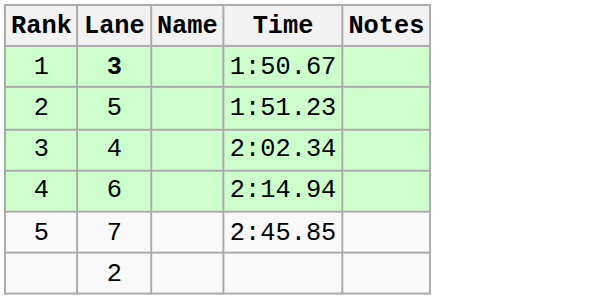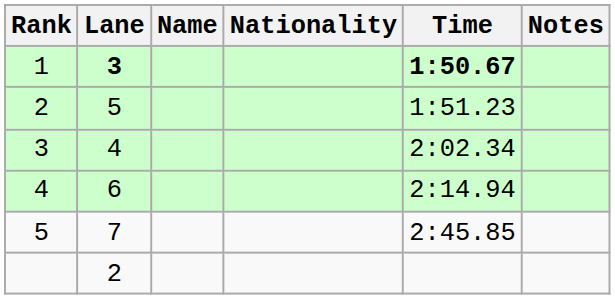+ column: (314, 26)
(283, 67) normal -> (463, 67) bold
